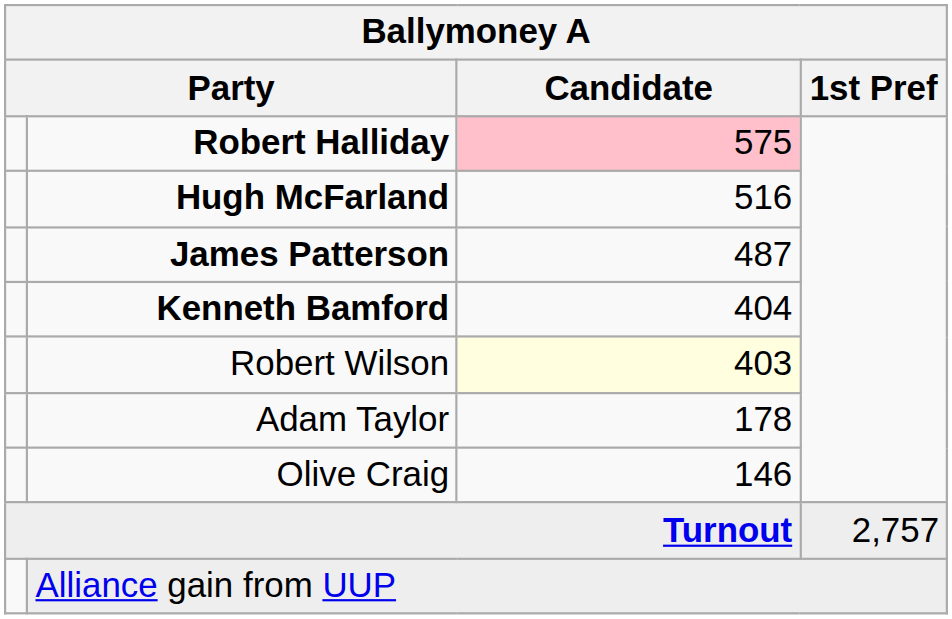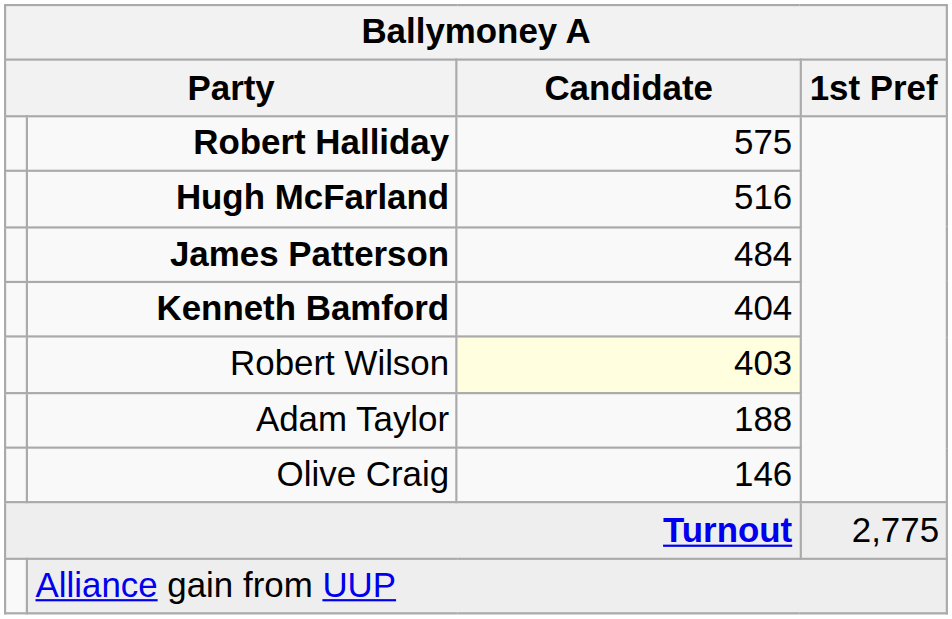(763, 142) pink background -> (763, 142) no background
(763, 253) 487 -> (763, 253) 484
(763, 419) 178 -> (763, 419) 188
(895, 530) 2,757 -> (895, 530) 2,775
